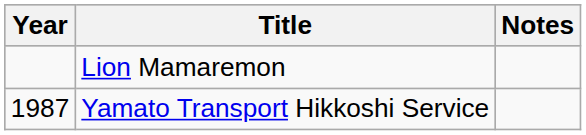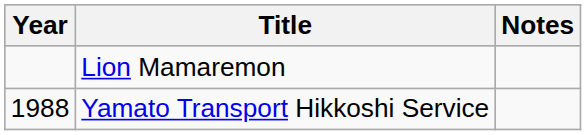(40, 108) 1987 -> (40, 108) 1988
